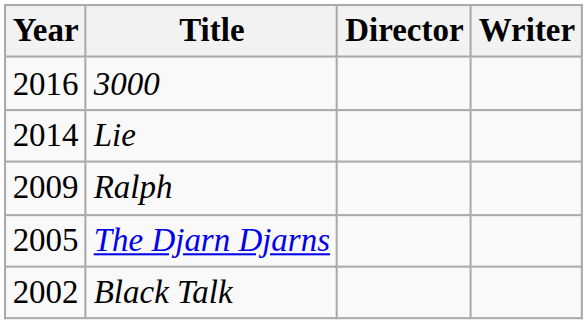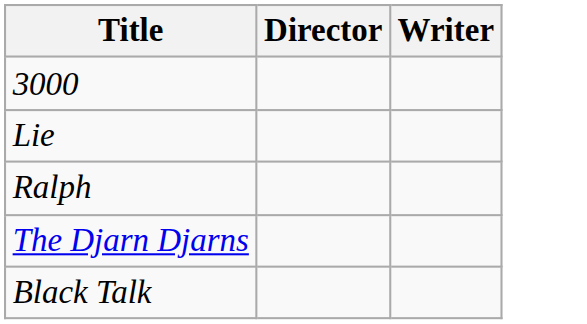- column: (46, 30)
